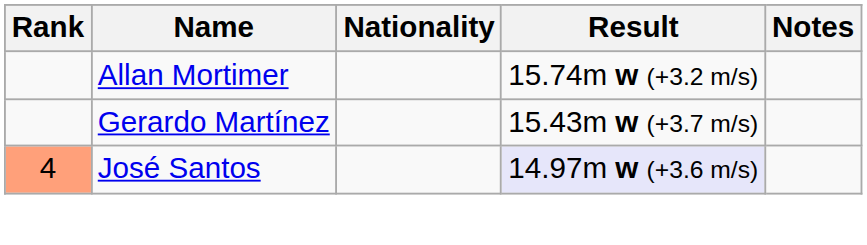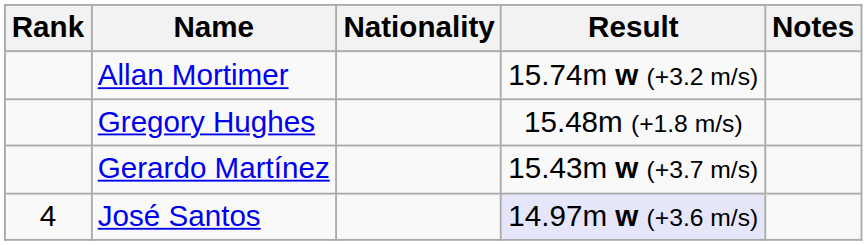+ row: (206, 121)
(48, 168) lightsalmon background -> (48, 215) no background
